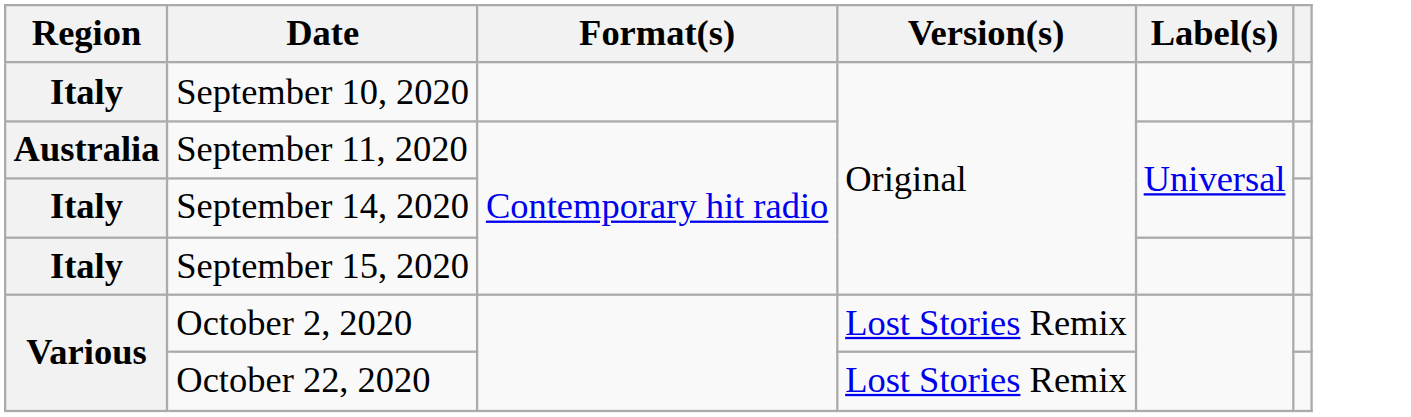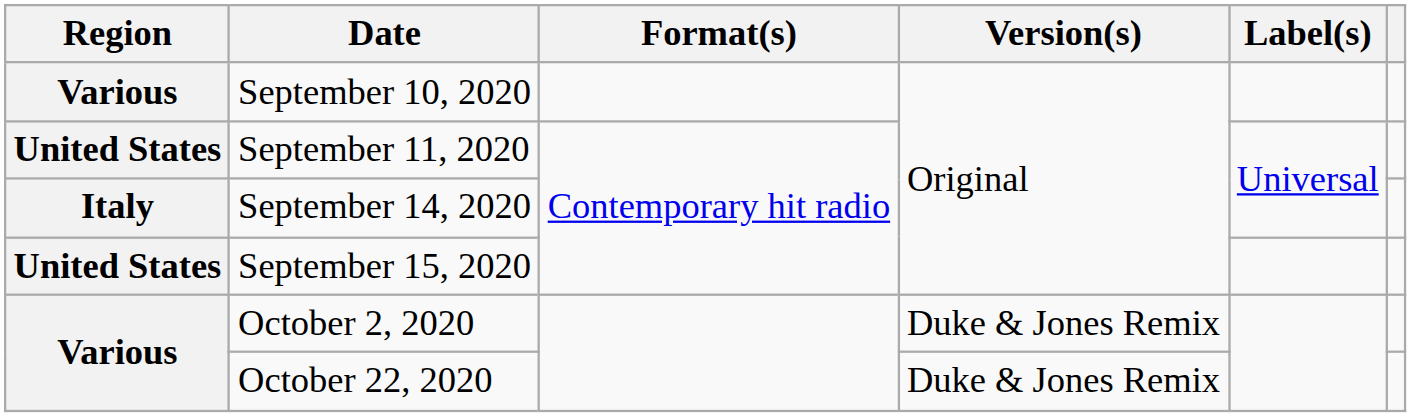(87, 91) Italy -> (117, 91) Various
(87, 149) Australia -> (117, 149) United States
(87, 264) Italy -> (117, 264) United States
(986, 322) Lost Stories Remix -> (1064, 322) Duke & Jones Remix
(986, 380) Lost Stories Remix -> (1064, 380) Duke & Jones Remix
